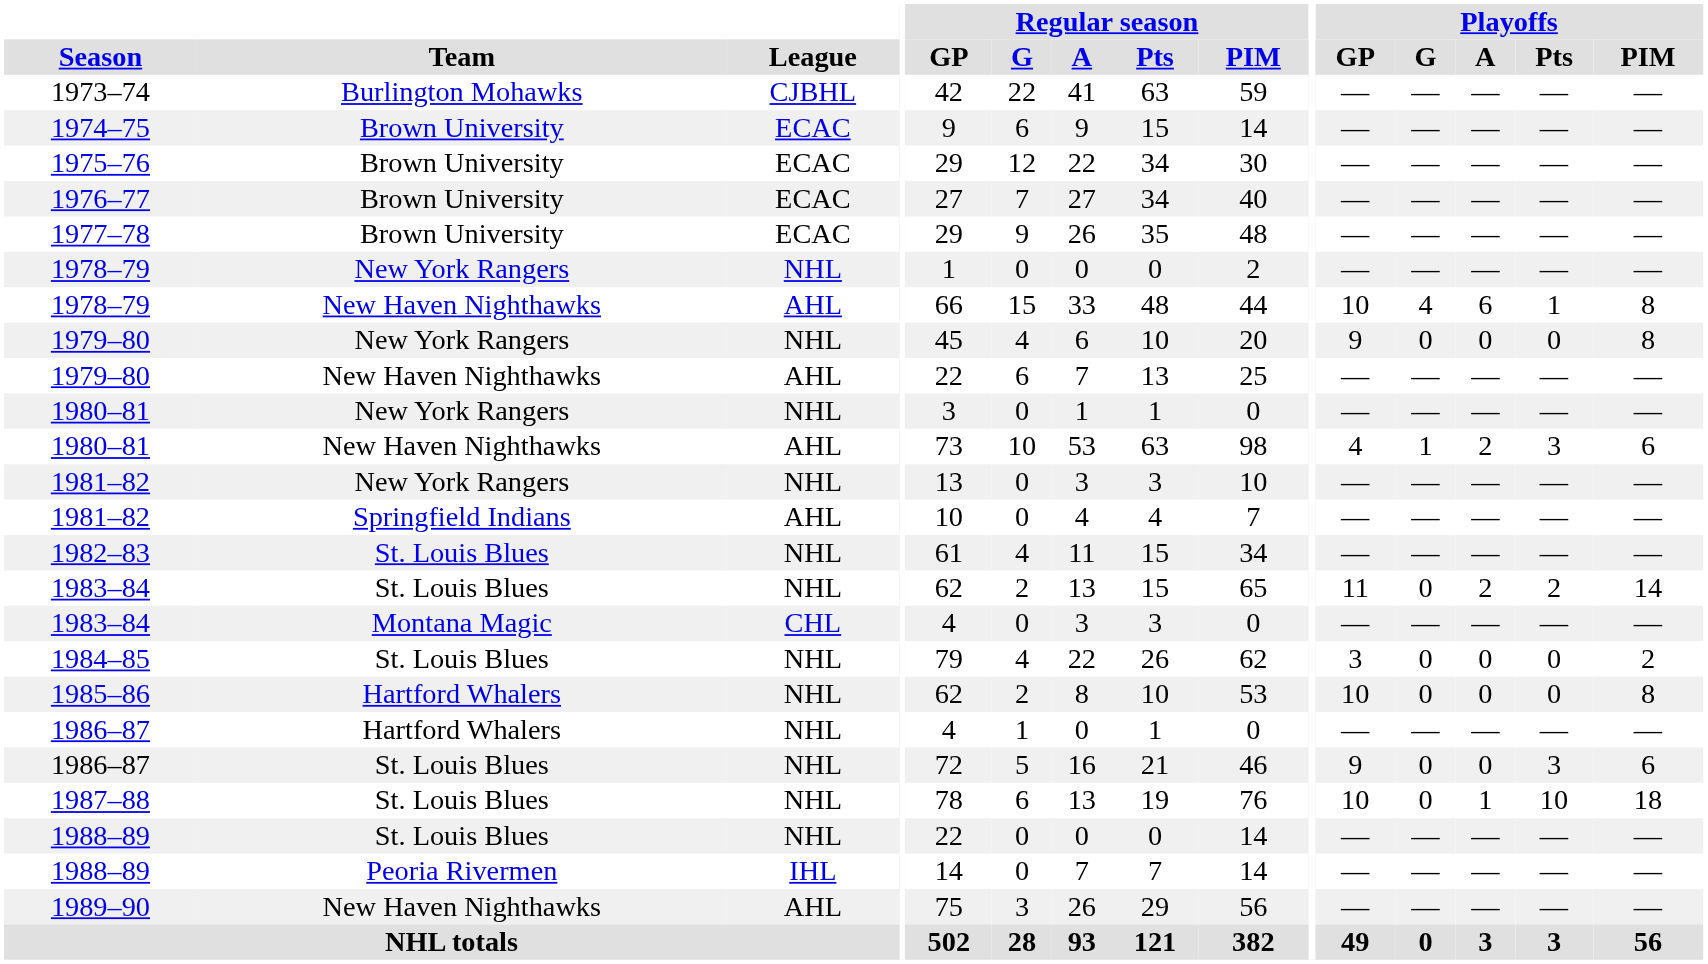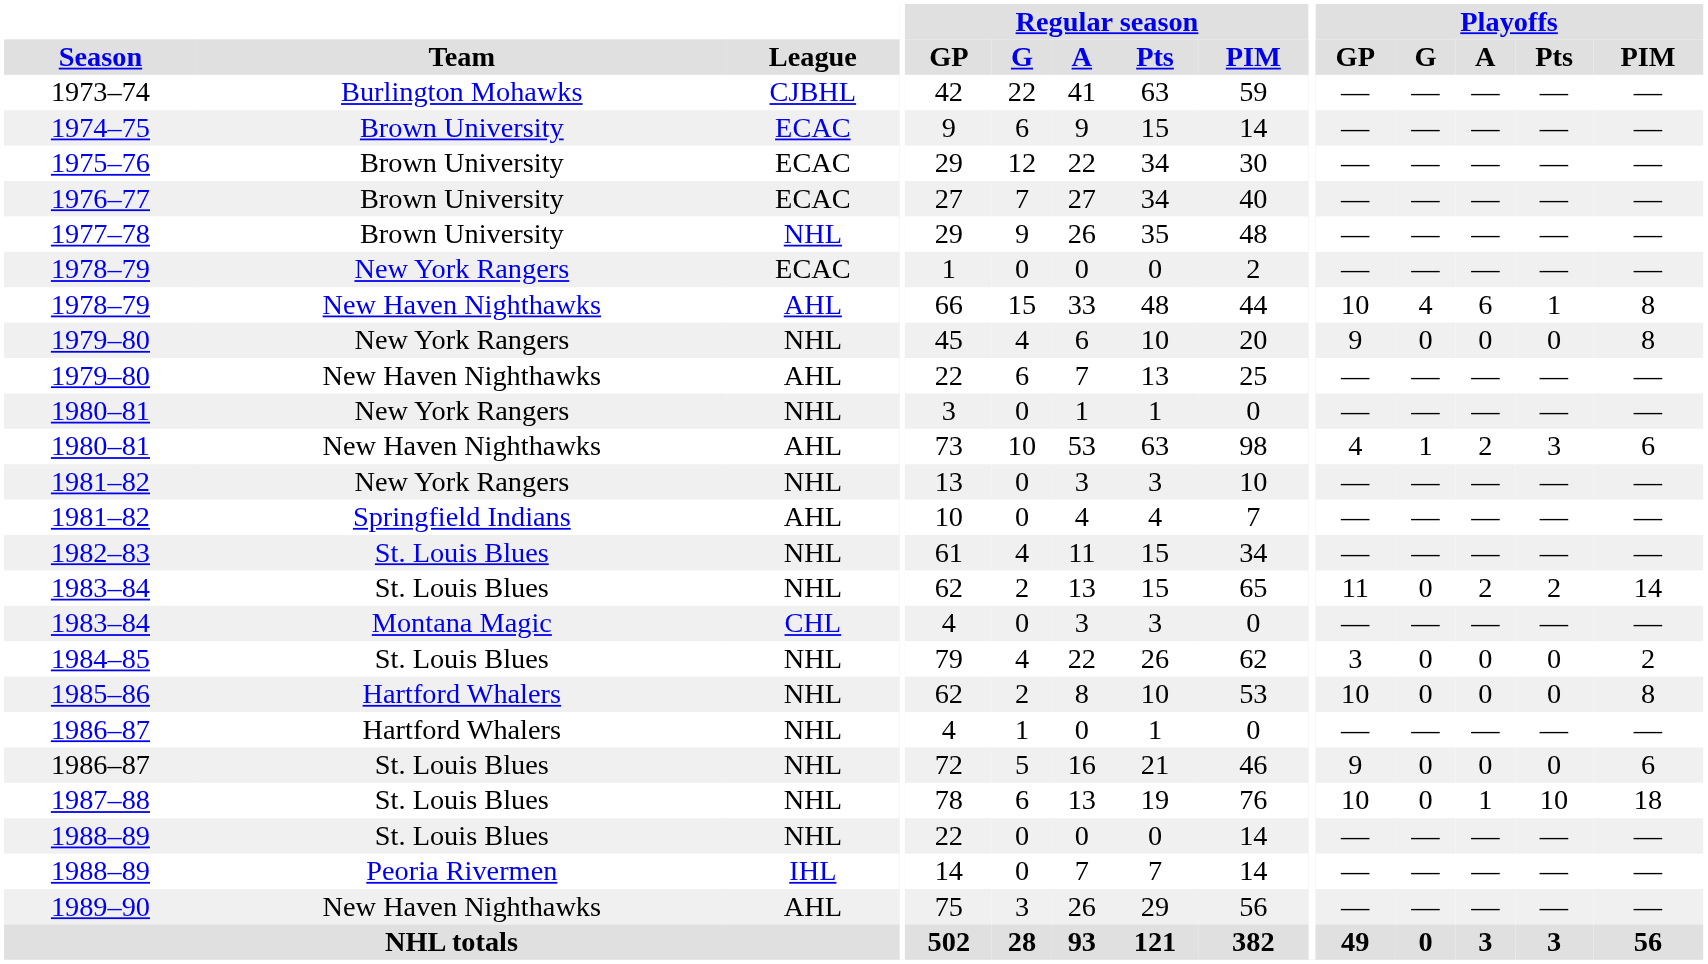(813, 233) ECAC -> (813, 233) NHL
(813, 269) NHL -> (813, 269) ECAC
(1554, 764) 3 -> (1554, 764) 0
